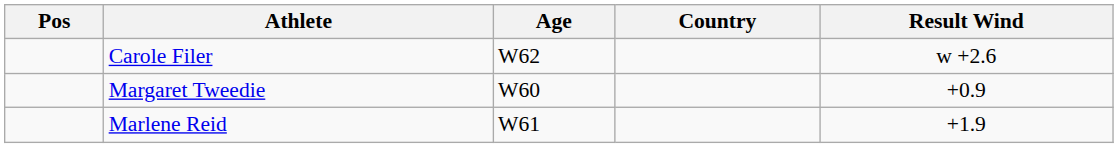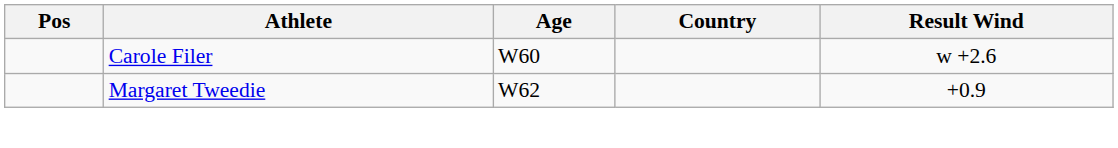(519, 55) W62 -> (519, 55) W60
(519, 90) W60 -> (519, 90) W62
- row: (168, 124)
